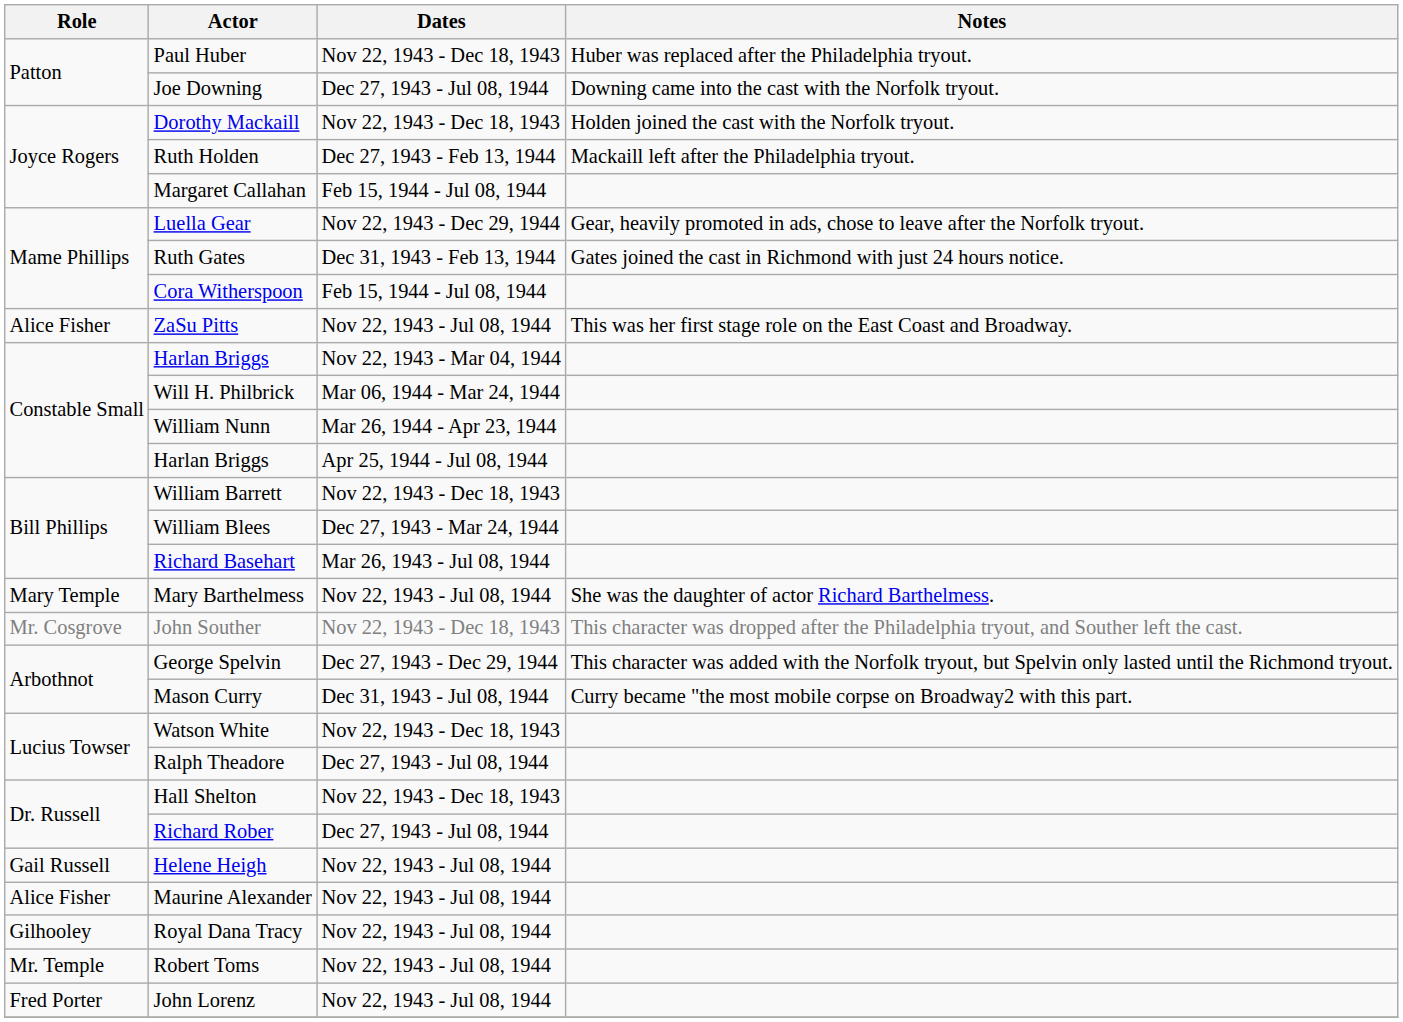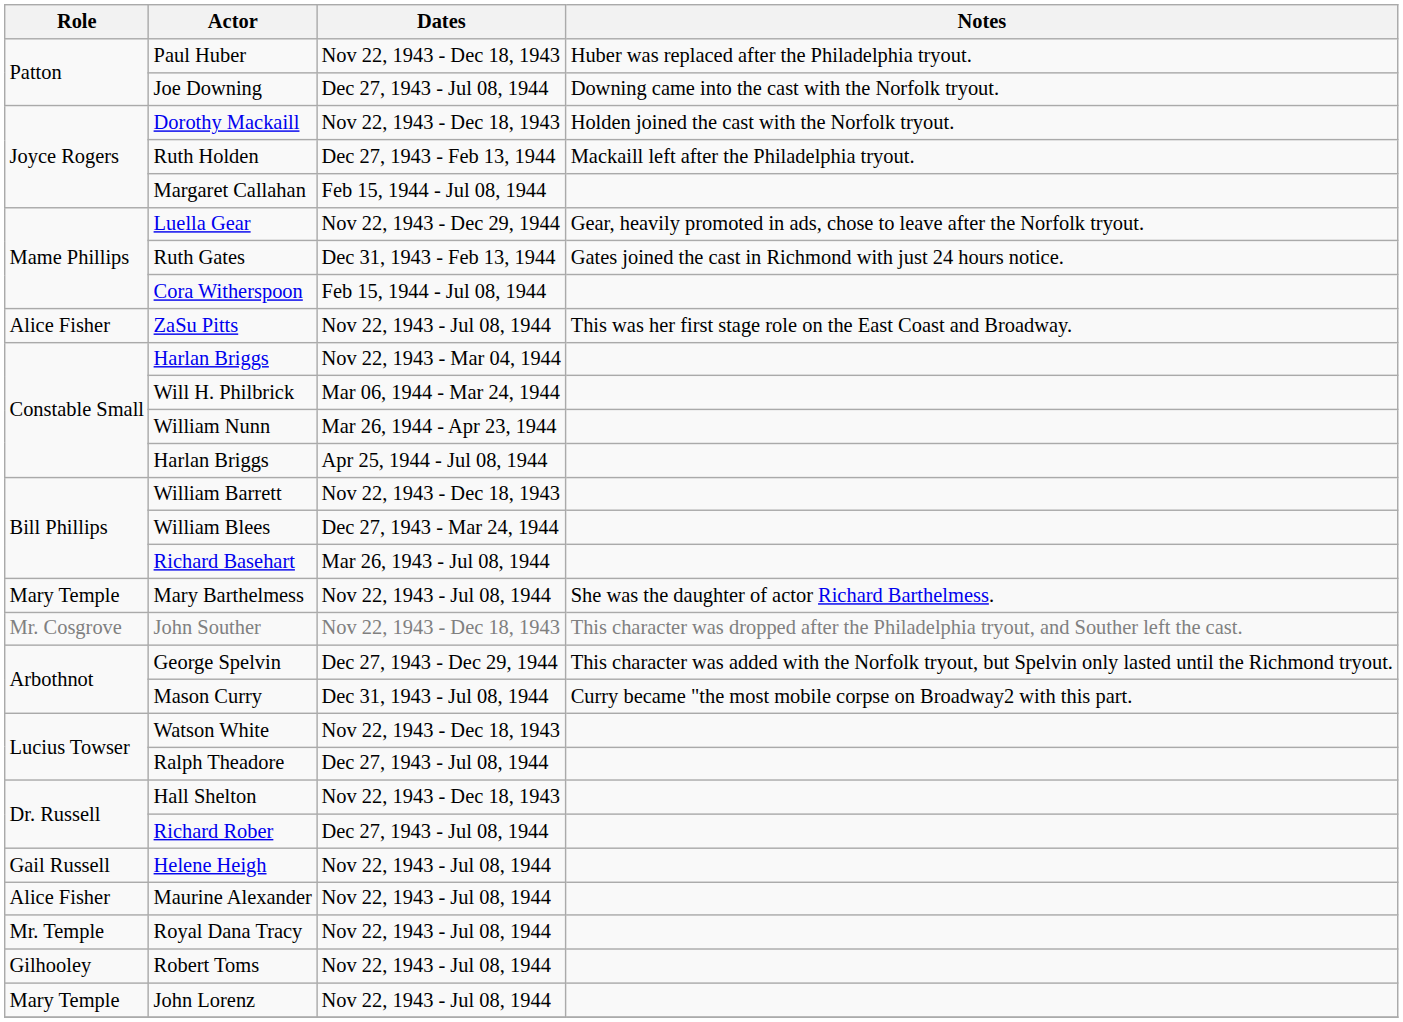(50, 932) Gilhooley -> (57, 932) Mr. Temple
(57, 966) Mr. Temple -> (50, 966) Gilhooley
(56, 999) Fred Porter -> (65, 999) Mary Temple
